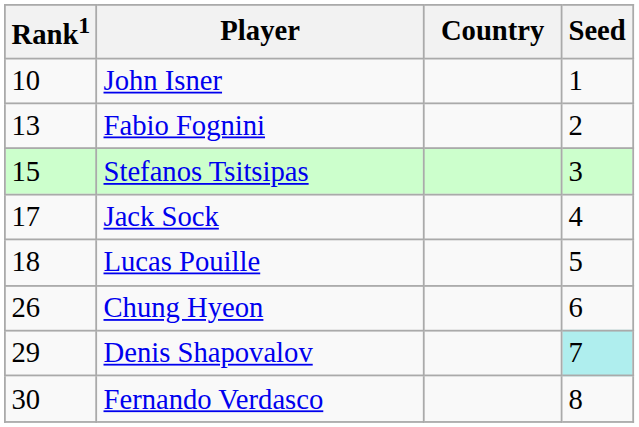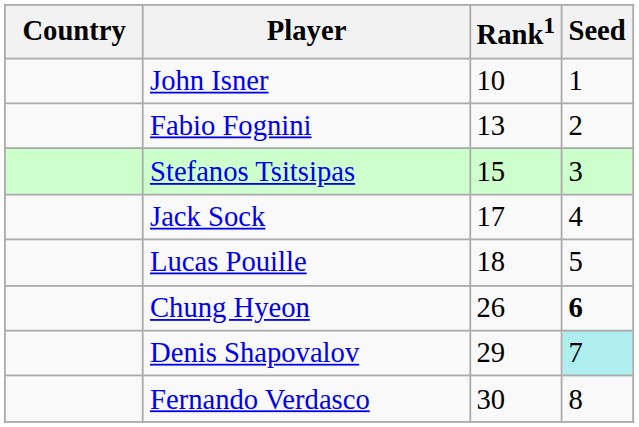columns swapped: (493, 31) <-> (51, 31)
(576, 307) normal -> (576, 307) bold
